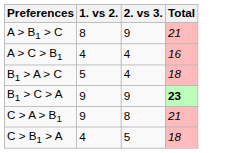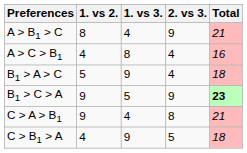+ column: (143, 13)
